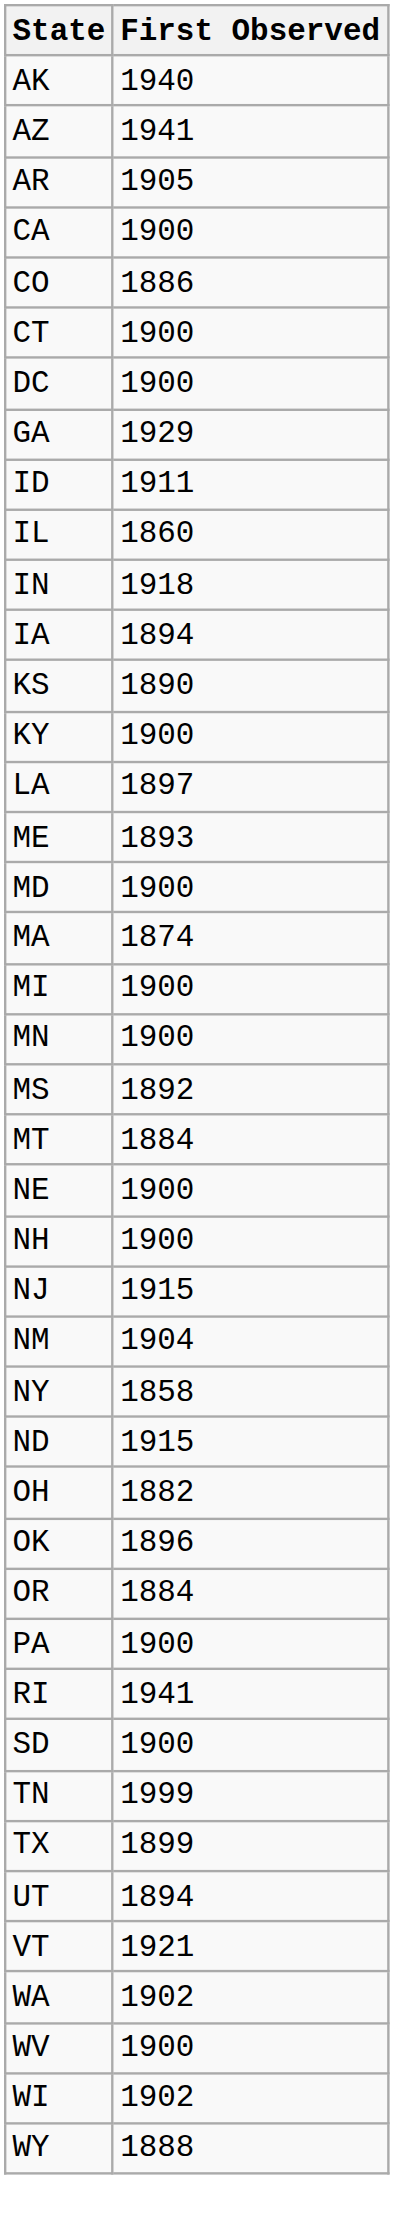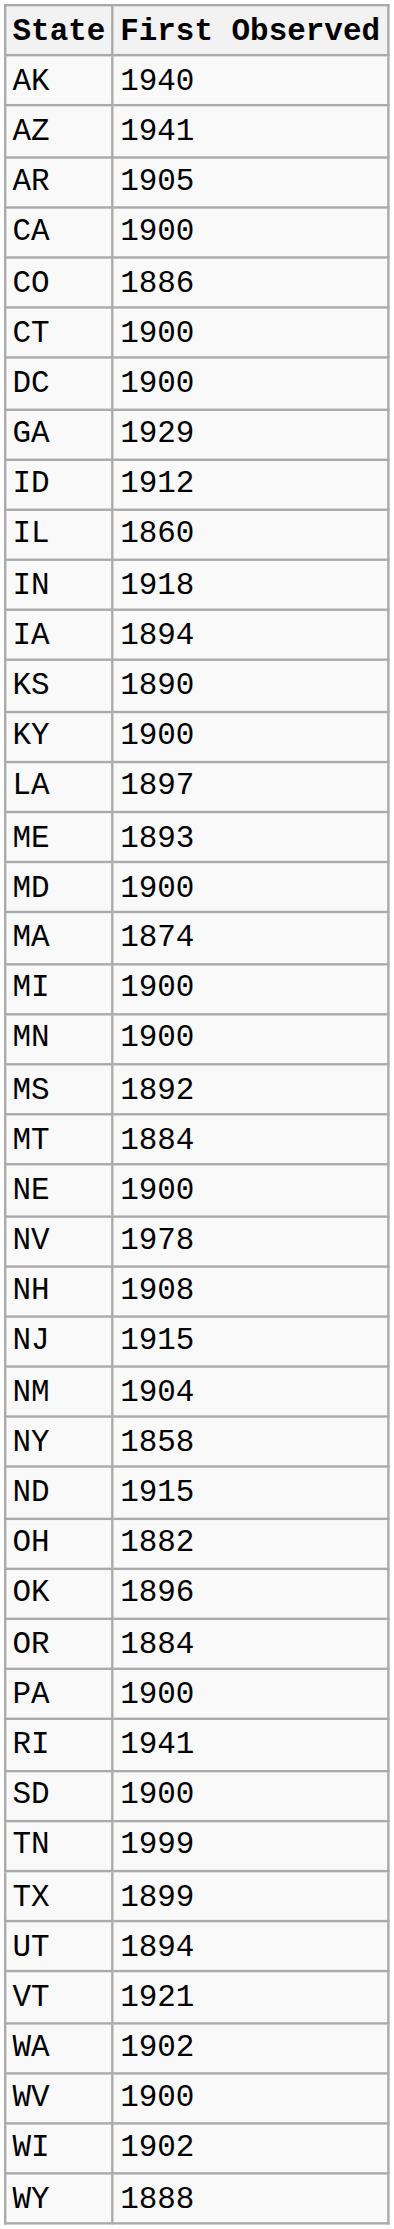(157, 484) 1911 -> (157, 484) 1912
+ row: (31, 1241)
(157, 1241) 1900 -> (157, 1291) 1908
